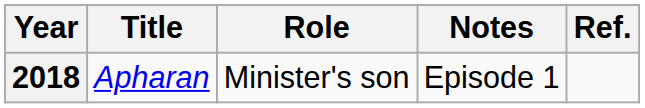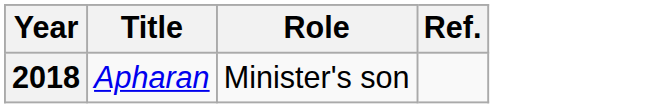- column: (492, 28)
